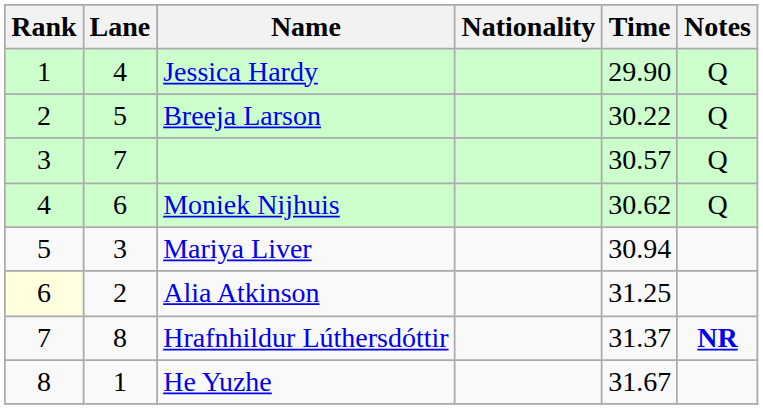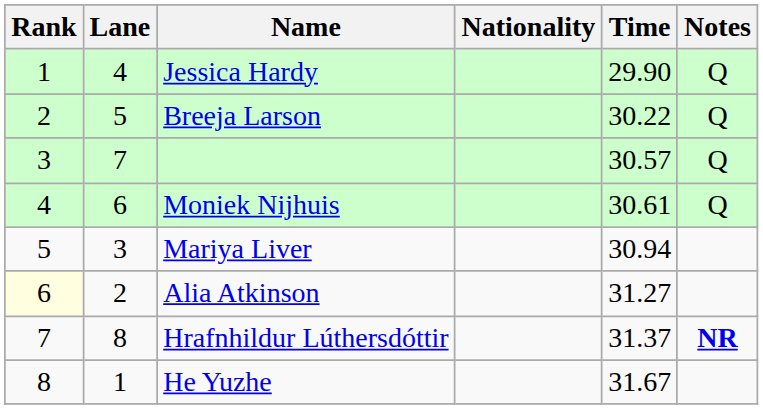(640, 204) 30.62 -> (640, 204) 30.61
(640, 293) 31.25 -> (640, 293) 31.27
